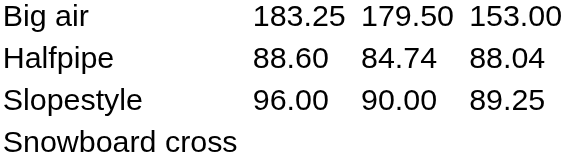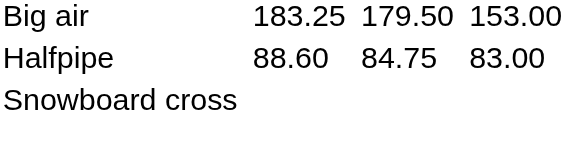(399, 58) 84.74 -> (399, 58) 84.75
(507, 58) 88.04 -> (507, 58) 83.00
- row: (73, 99)
